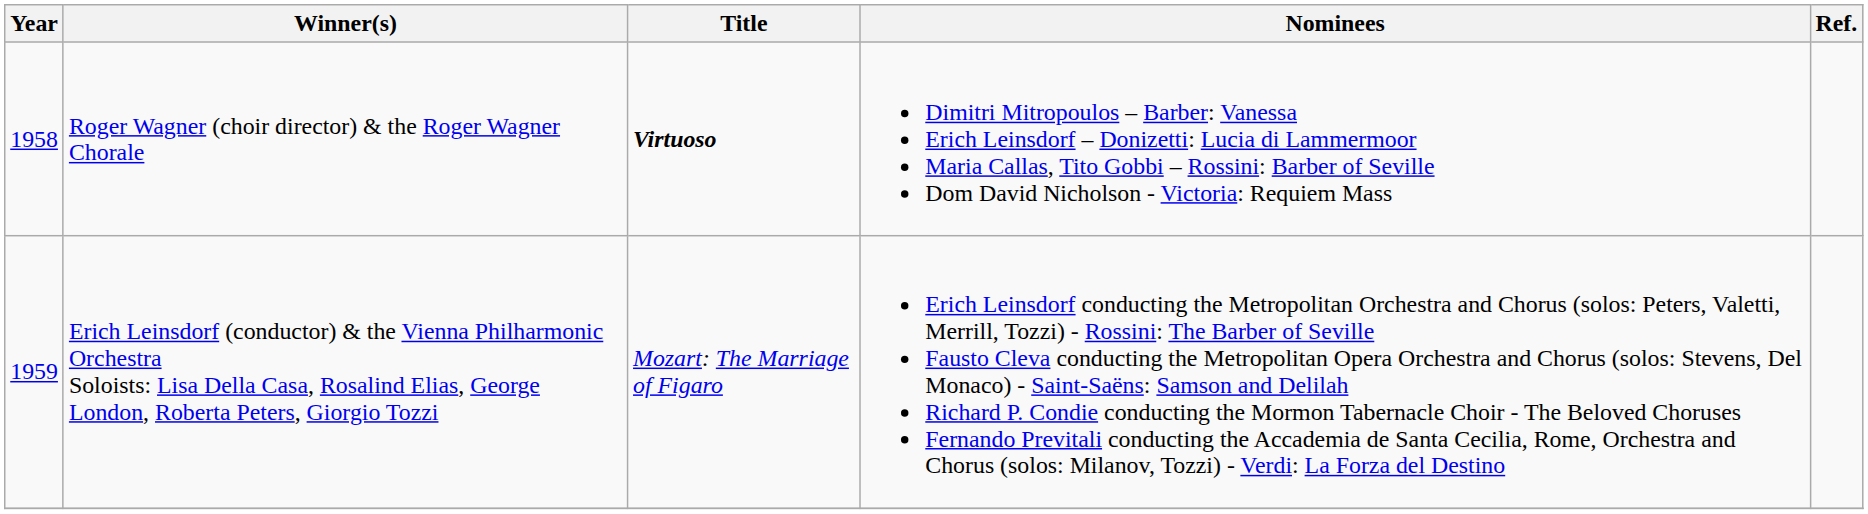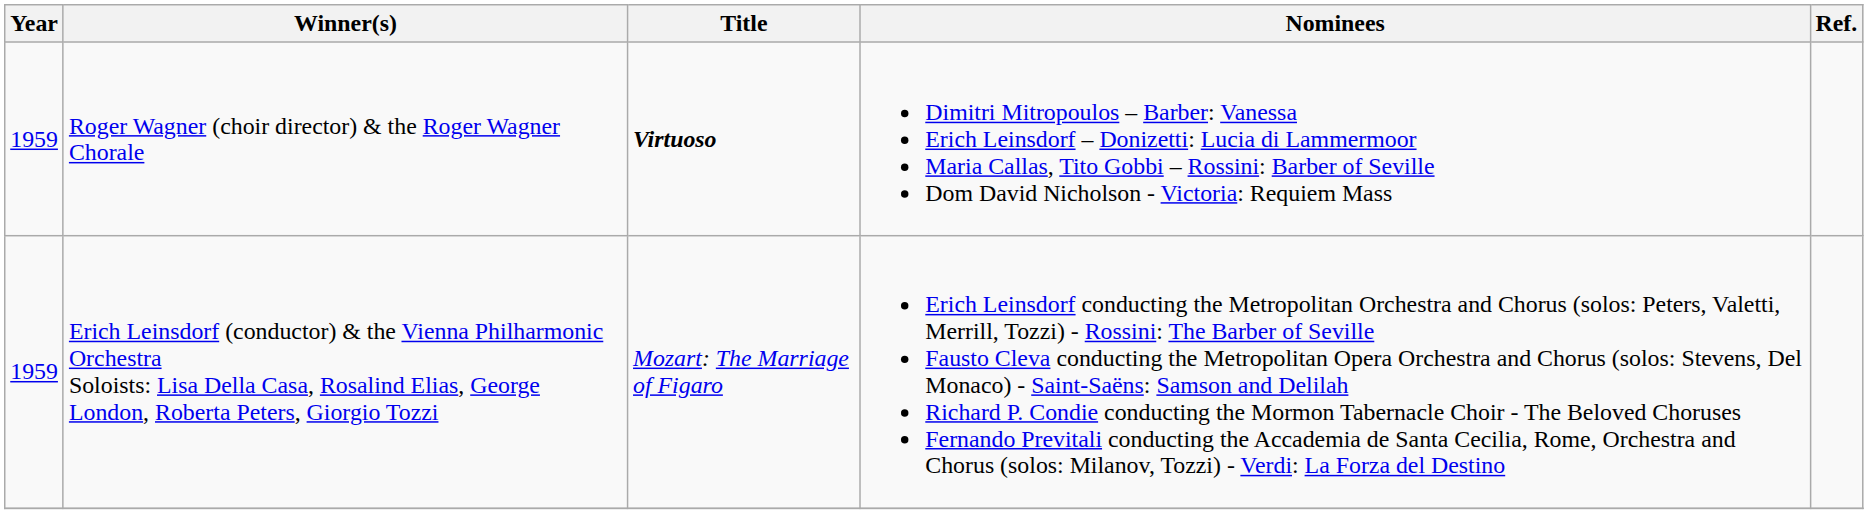(34, 138) 1958 -> (34, 138) 1959
